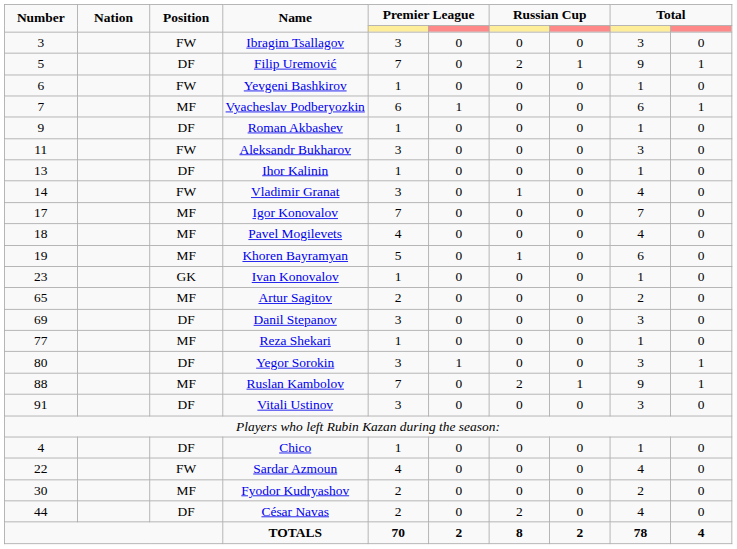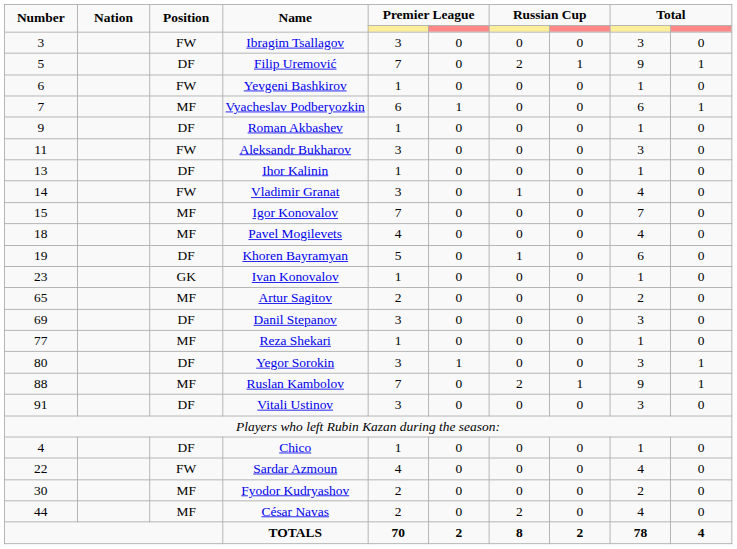(41, 213) 17 -> (41, 213) 15
(186, 255) MF -> (186, 255) DF
(186, 511) DF -> (186, 511) MF
